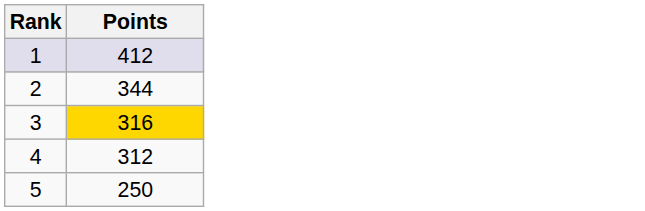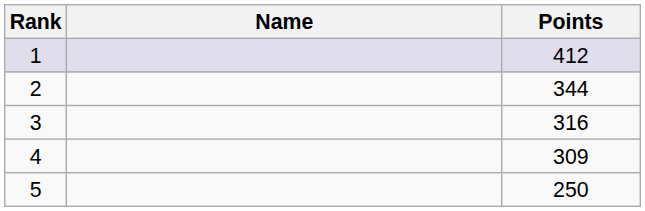+ column: (284, 22)
(135, 123) gold background -> (571, 123) no background
(135, 156) 312 -> (571, 156) 309
